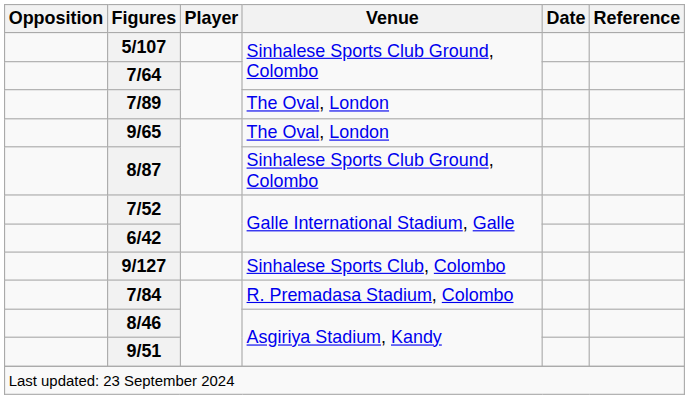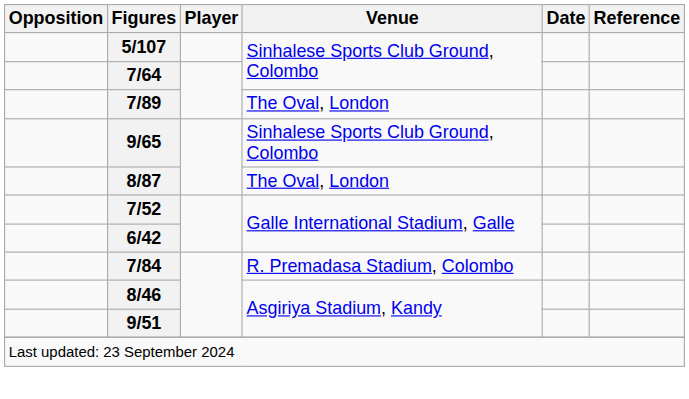(318, 132) The Oval, London -> (370, 142) Sinhalese Sports Club Ground, Colombo
(370, 170) Sinhalese Sports Club Ground, Colombo -> (318, 180) The Oval, London
- row: (144, 266)
